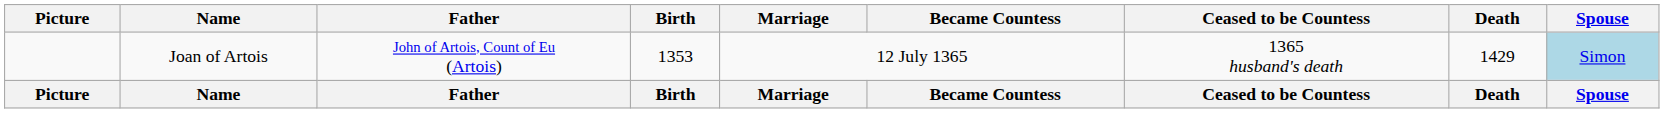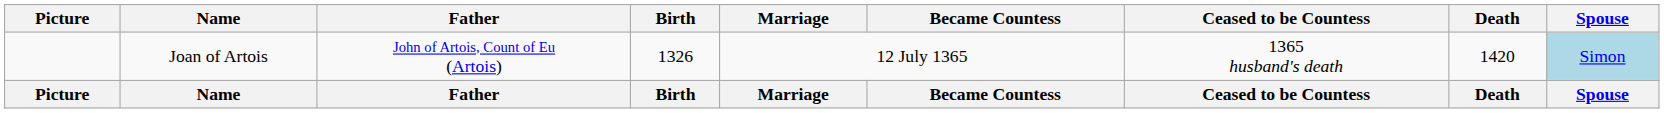(675, 56) 1353 -> (675, 56) 1326
(1497, 56) 1429 -> (1497, 56) 1420
